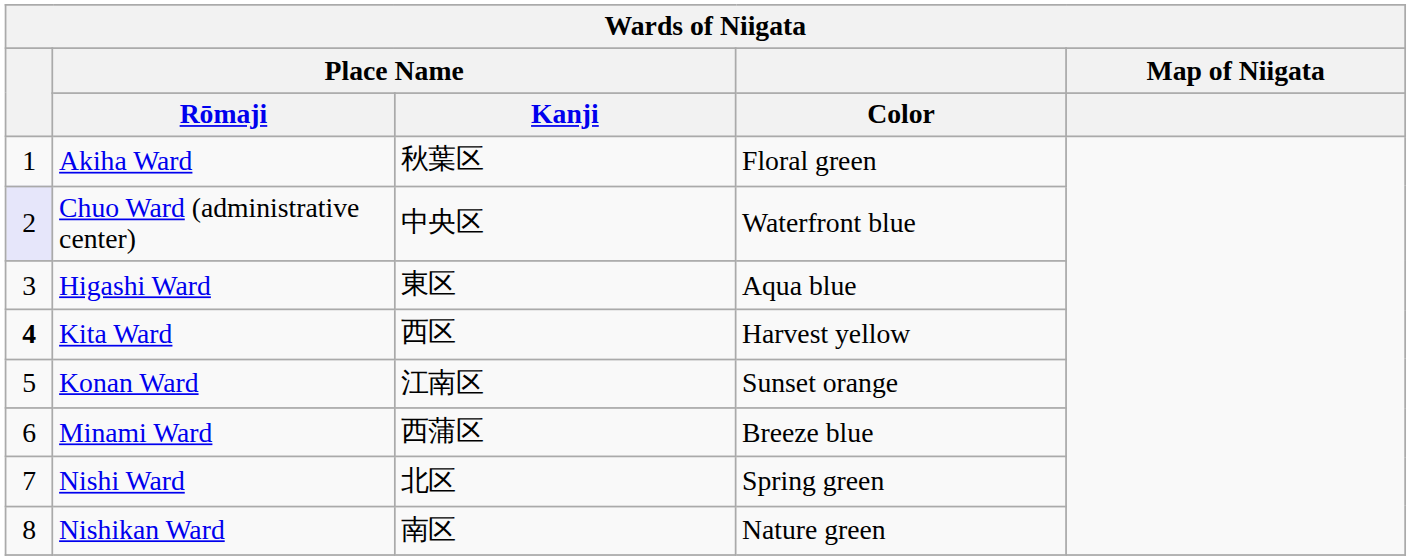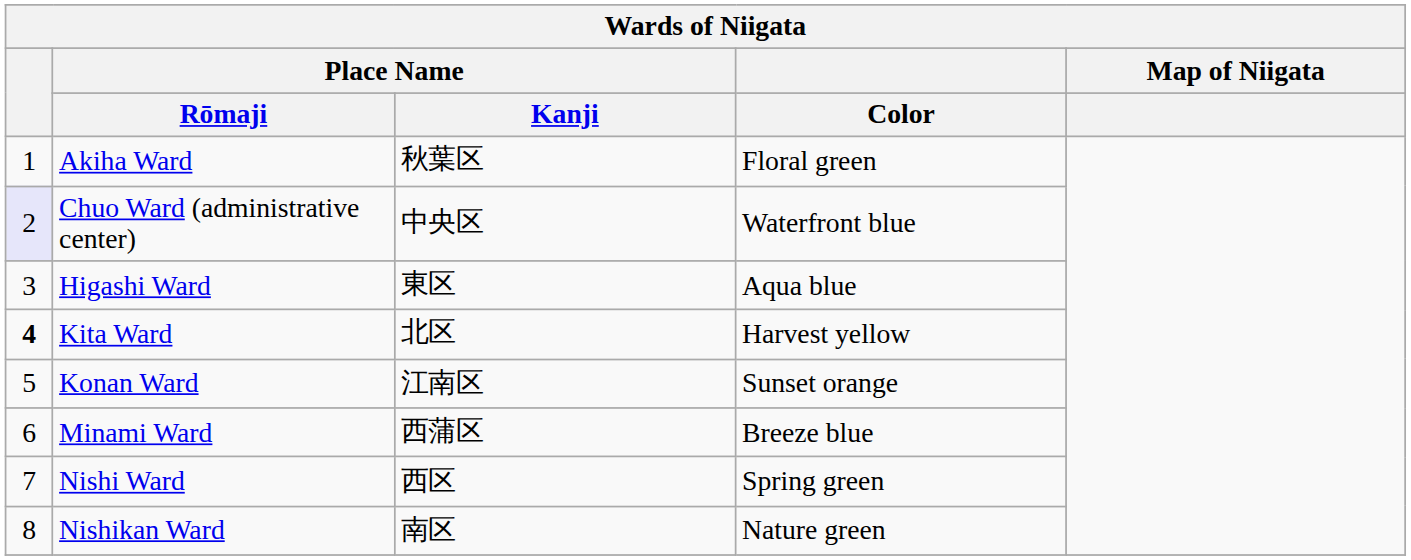(428, 333) 西区 -> (428, 333) 北区
(428, 480) 北区 -> (428, 480) 西区
